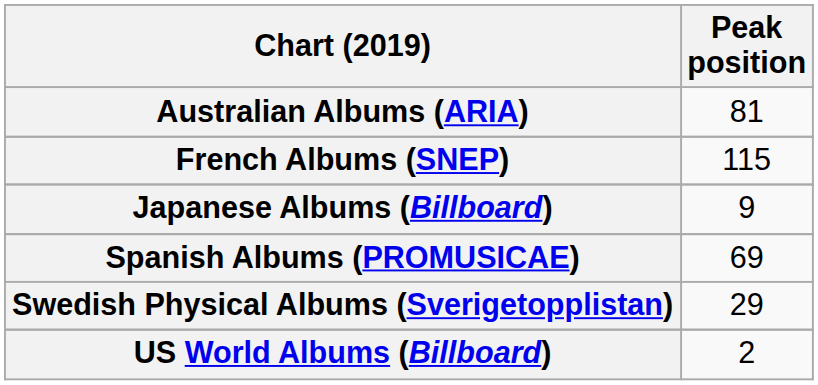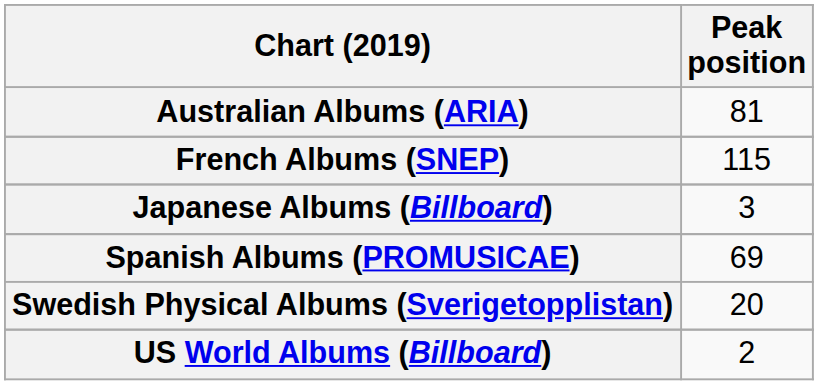(747, 208) 9 -> (747, 208) 3
(747, 305) 29 -> (747, 305) 20
